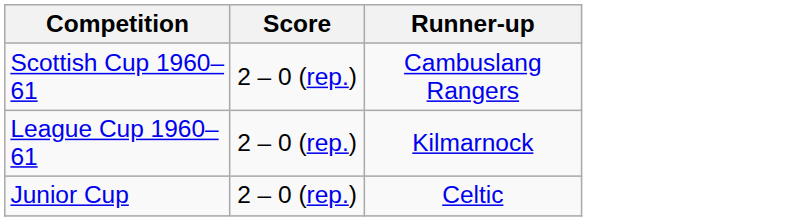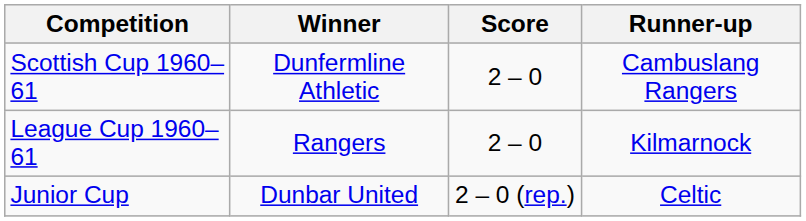+ column: (339, 23)
(297, 76) 2 – 0 (rep.) -> (515, 76) 2 – 0
(297, 142) 2 – 0 (rep.) -> (515, 142) 2 – 0
